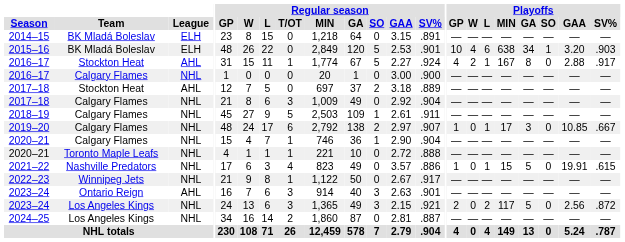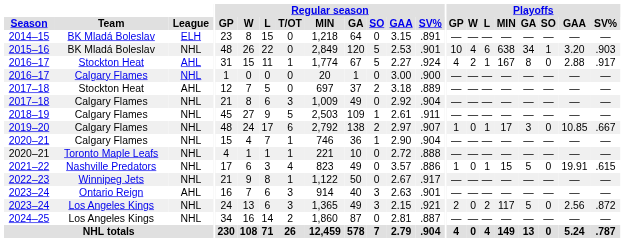(191, 49) ELH -> (191, 49) NHL
